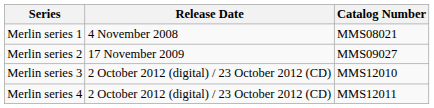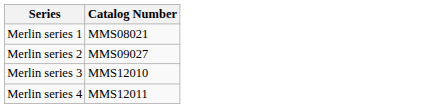- column: (210, 14)
